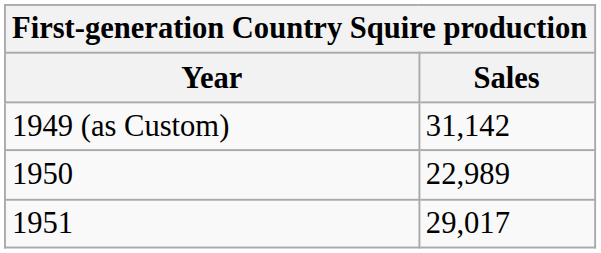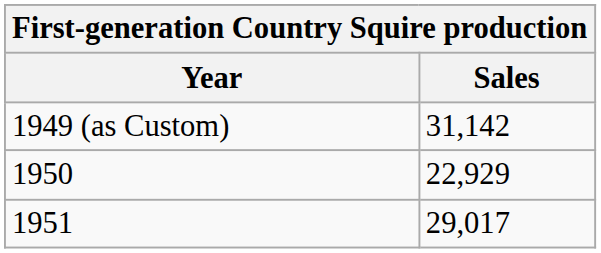(468, 174) 22,989 -> (468, 174) 22,929
